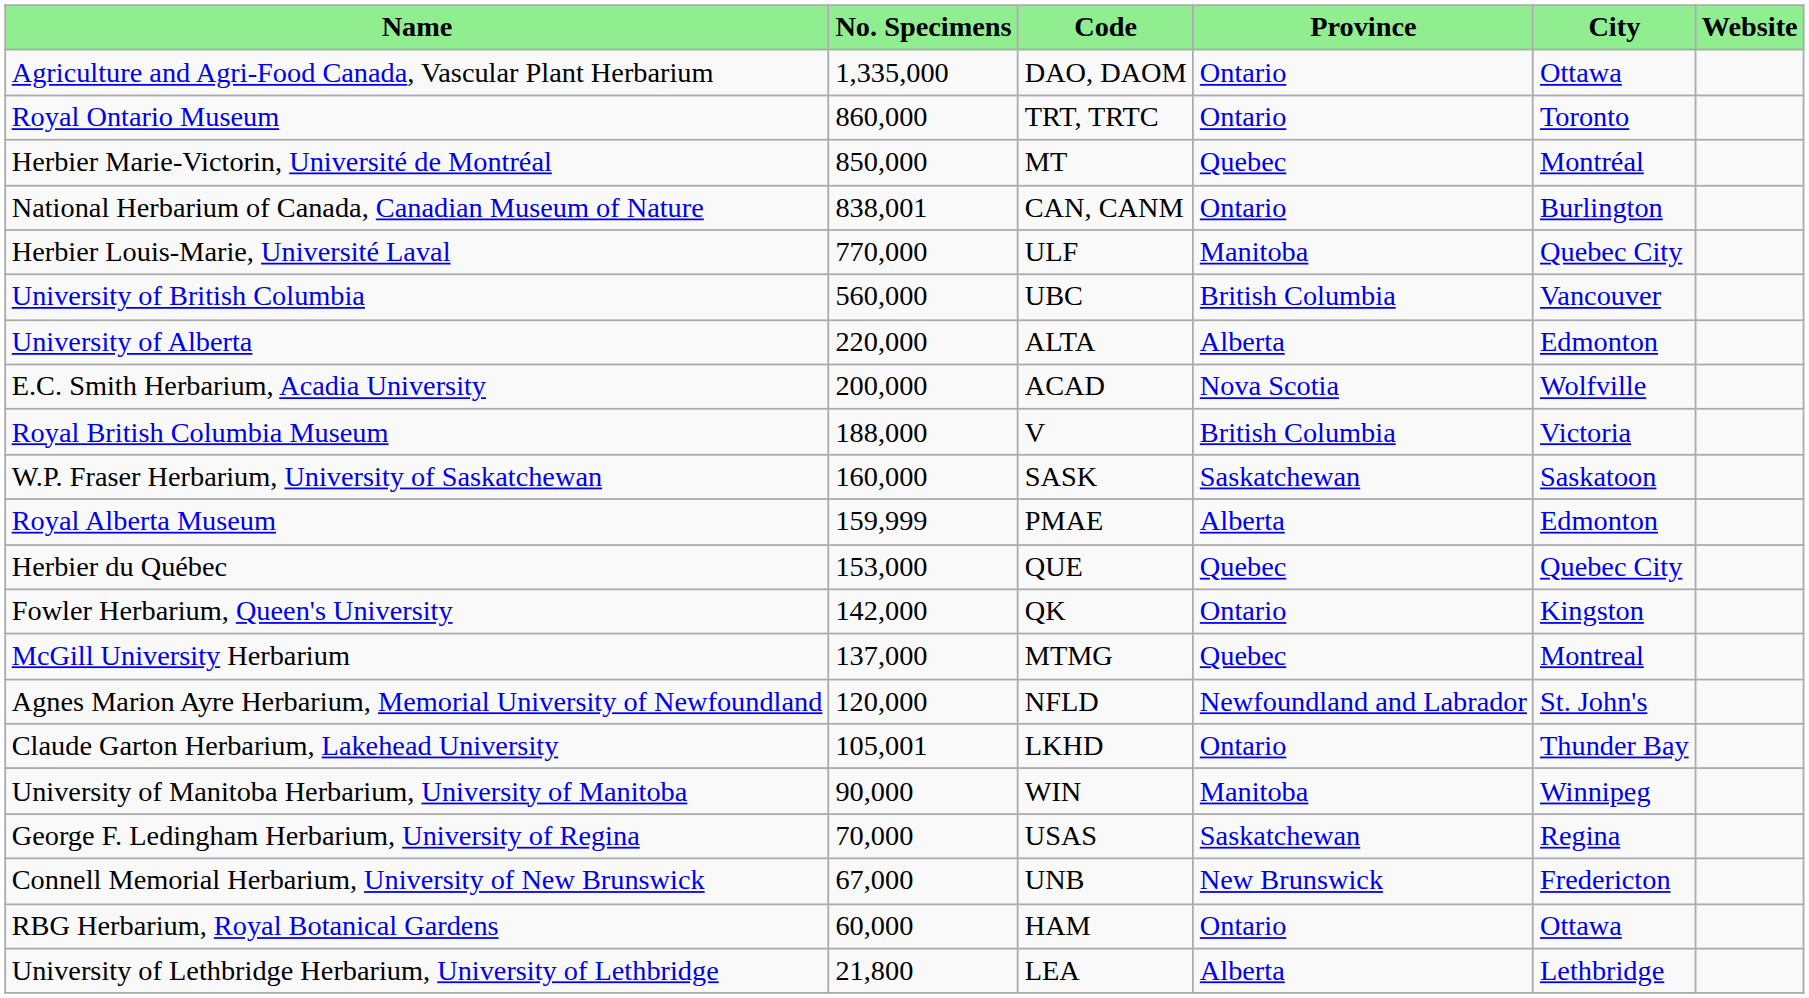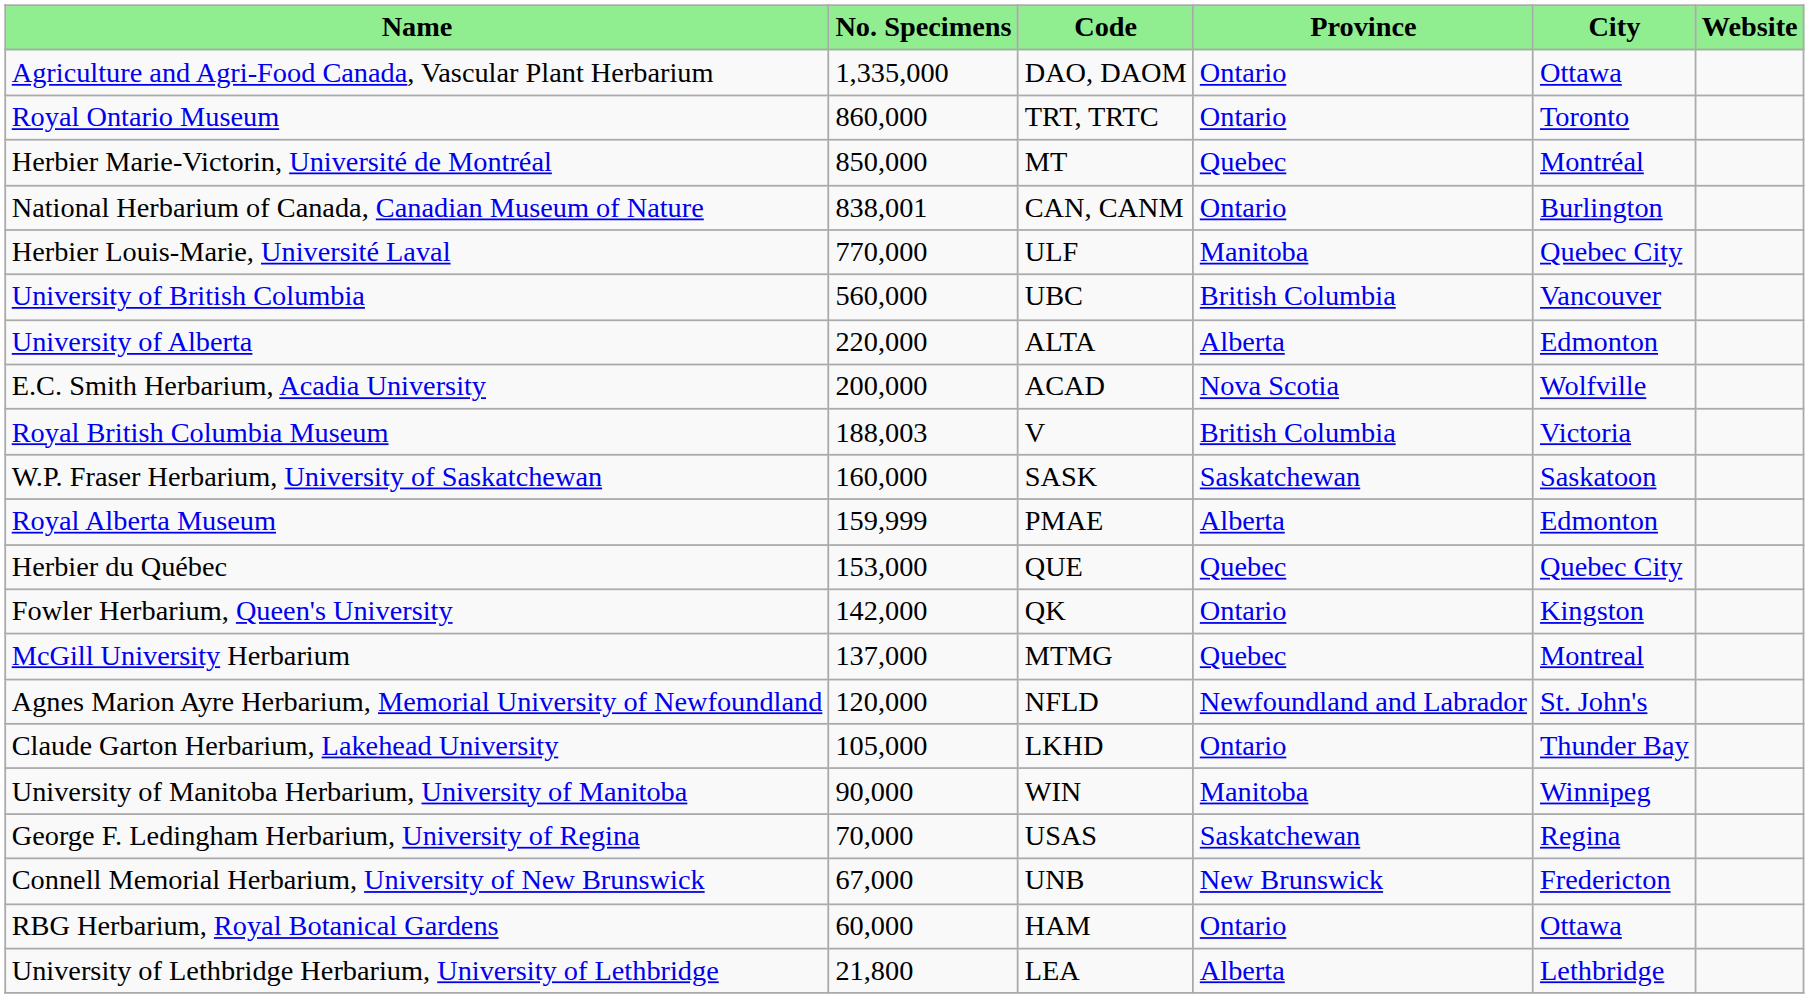(881, 431) 188,000 -> (881, 431) 188,003
(881, 745) 105,001 -> (881, 745) 105,000
